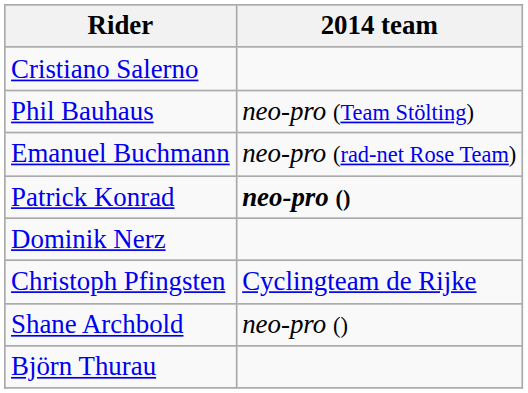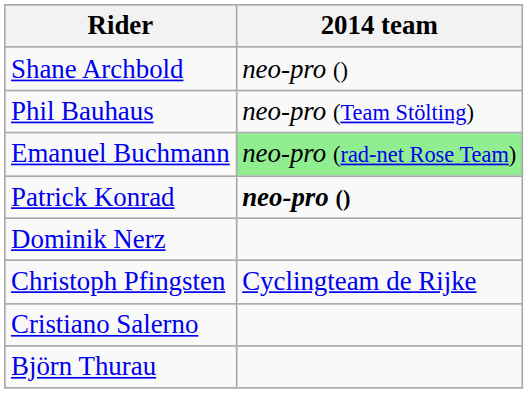rows swapped: (97, 324) <-> (105, 68)
(379, 153) no background -> (379, 153) lightgreen background
